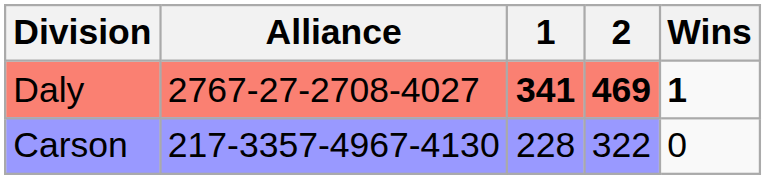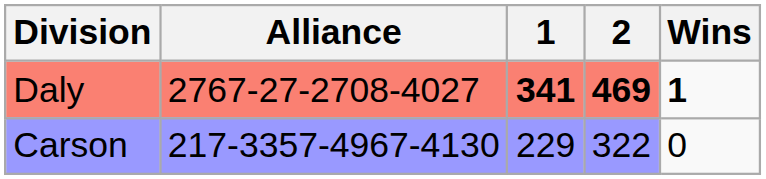(546, 145) 228 -> (546, 145) 229
